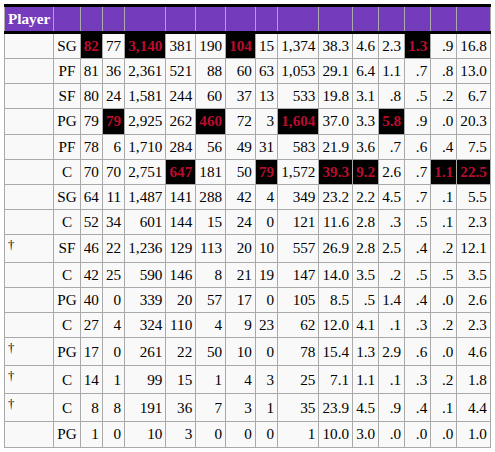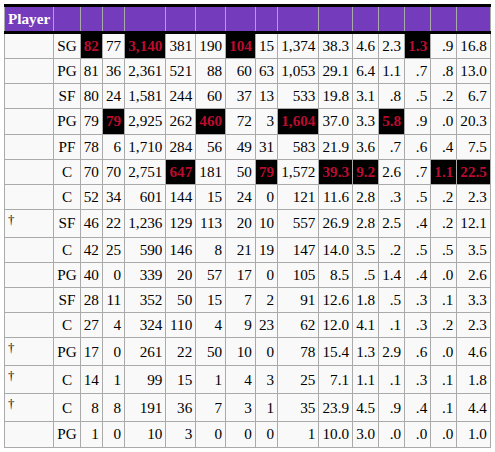(67, 71) PF -> (67, 71) PG
- row: (91, 196)
(448, 221) .1 -> (448, 196) .2
+ row: (91, 299)
(448, 379) .2 -> (448, 379) .1
